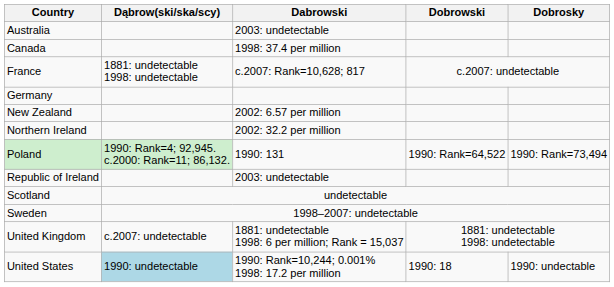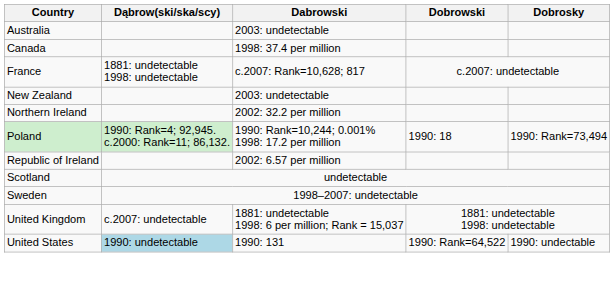- row: (30, 95)
(288, 113) 2002: 6.57 per million -> (282, 95) 2003: undetectable
(260, 154) 1990: 131 -> (305, 136) 1990: Rank=10,244; 0.001% 1998: 17.2 per million
(457, 154) 1990: Rank=64,522 -> (430, 136) 1990: 18
(282, 178) 2003: undetectable -> (288, 160) 2002: 6.57 per million
(305, 266) 1990: Rank=10,244; 0.001% 1998: 17.2 per million -> (260, 243) 1990: 131
(430, 266) 1990: 18 -> (457, 243) 1990: Rank=64,522
